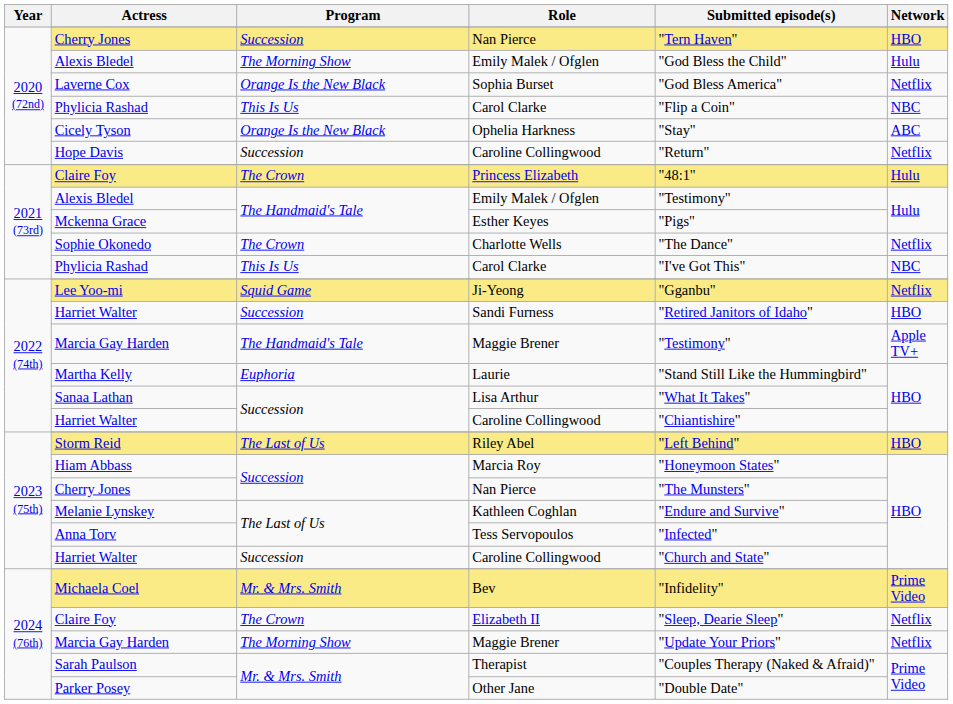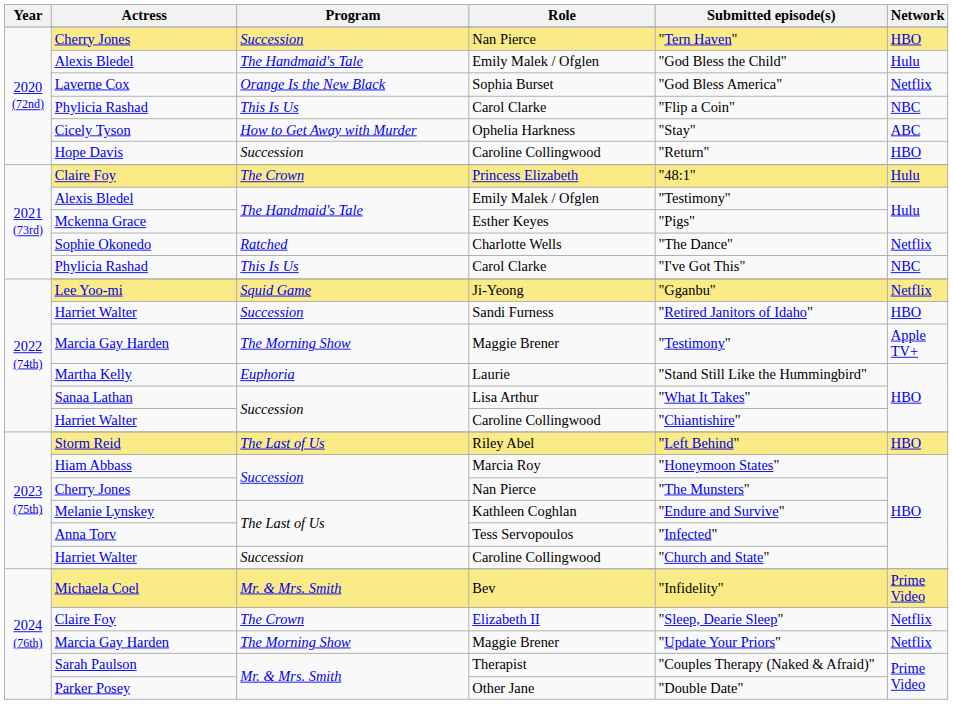(295, 61) The Morning Show -> (302, 61) The Handmaid's Tale
(313, 130) Orange Is the New Black -> (328, 130) How to Get Away with Murder
(911, 152) Netflix -> (906, 152) HBO
(272, 244) The Crown -> (264, 244) Ratched
(302, 343) The Handmaid's Tale -> (295, 343) The Morning Show
